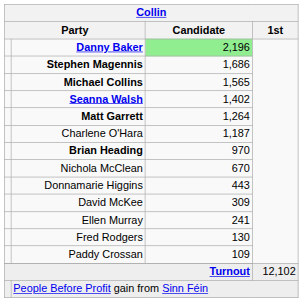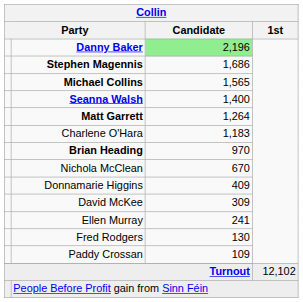(236, 99) 1,402 -> (236, 99) 1,400
(236, 133) 1,187 -> (236, 133) 1,183
(241, 185) 443 -> (241, 185) 409
